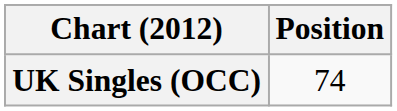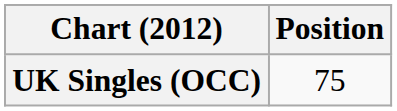(330, 79) 74 -> (330, 79) 75
